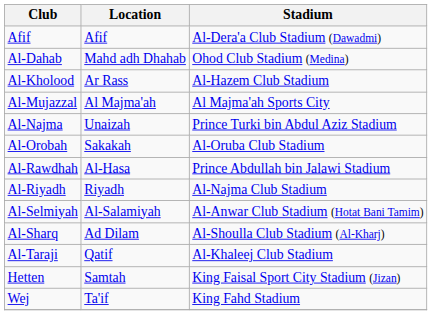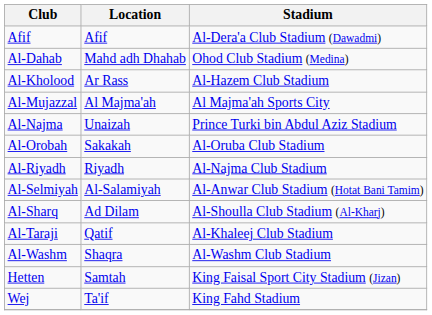- row: (43, 168)
+ row: (37, 255)
